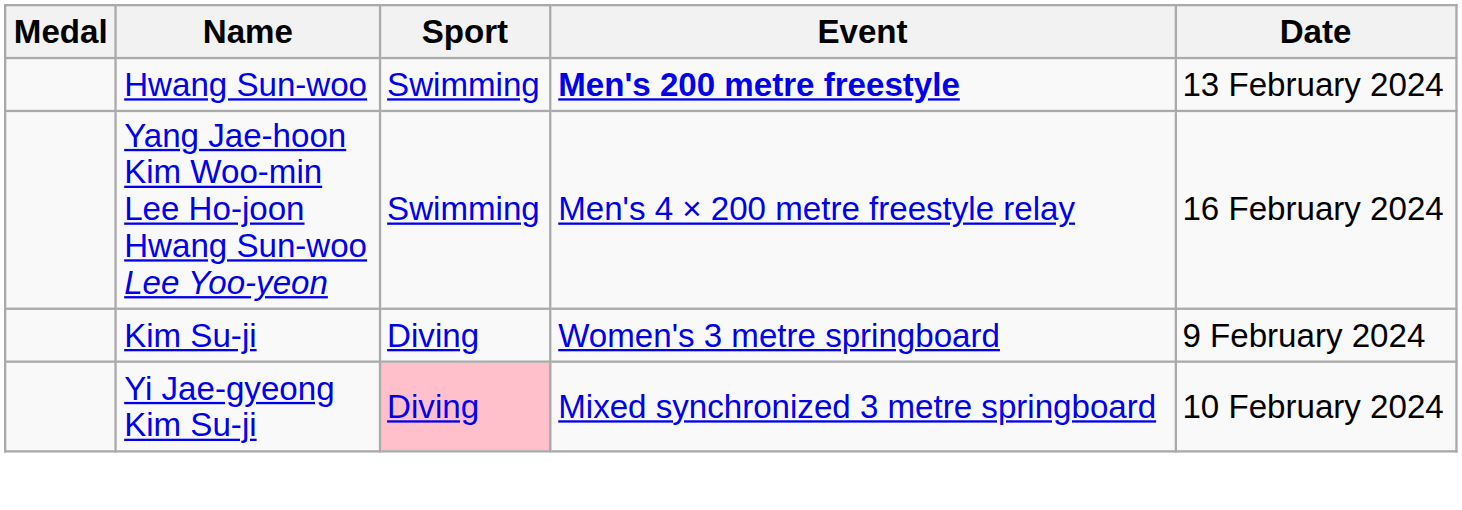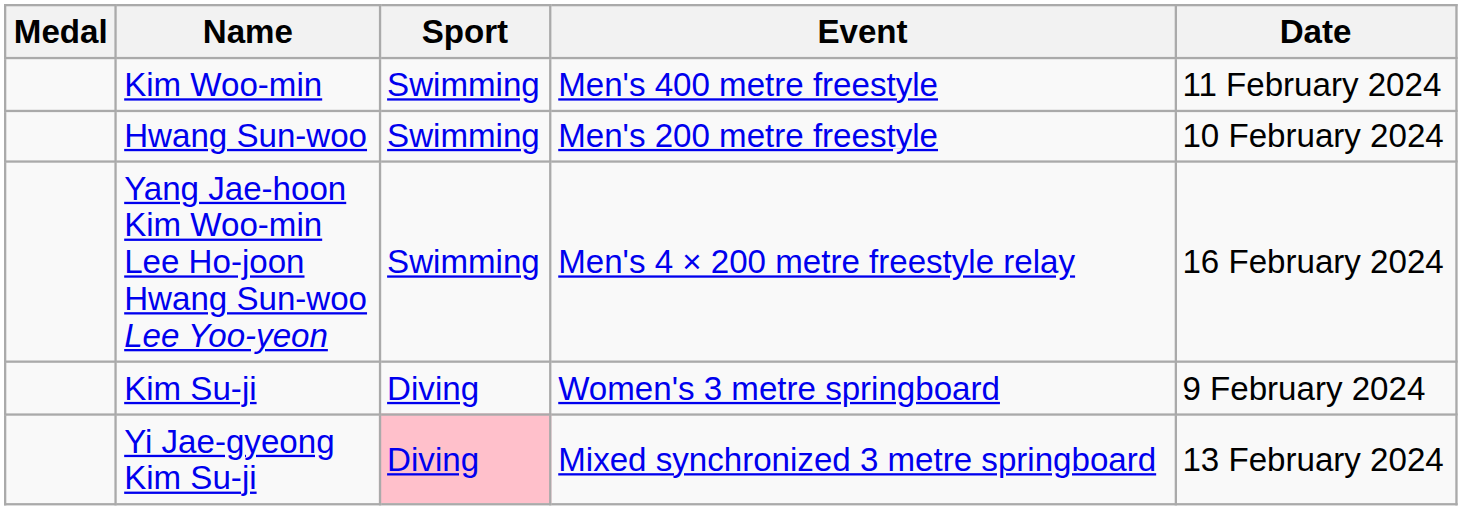+ row: (223, 84)
(759, 84) bold -> (748, 136) normal
(1313, 84) 13 February 2024 -> (1313, 136) 10 February 2024
(1313, 407) 10 February 2024 -> (1313, 459) 13 February 2024
